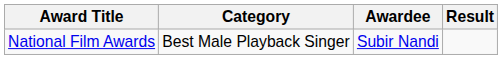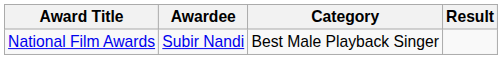columns swapped: (256, 16) <-> (398, 16)
